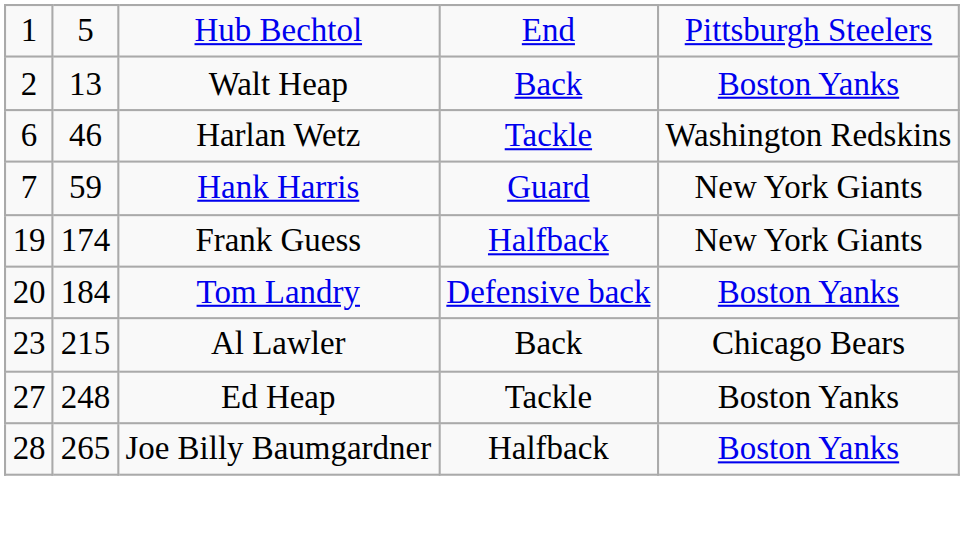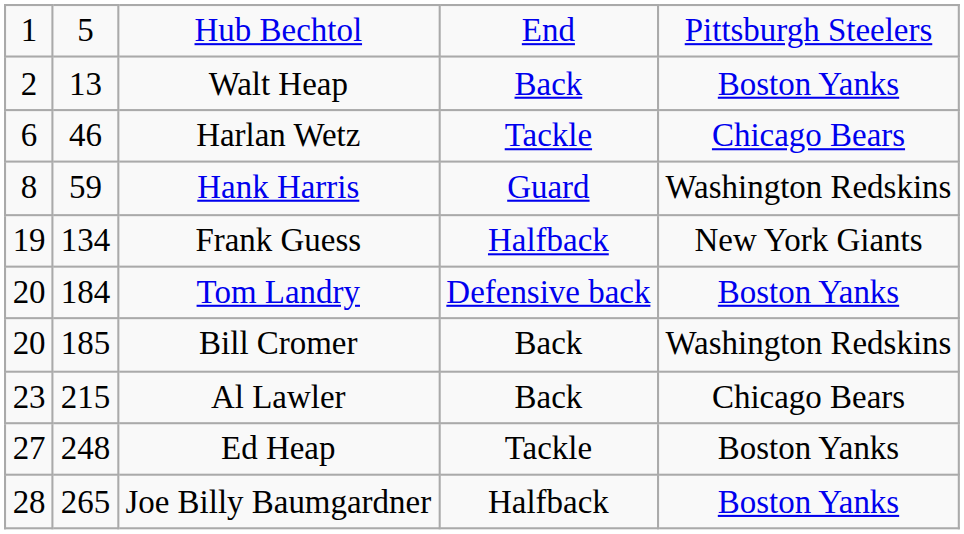(808, 135) Washington Redskins -> (808, 135) Chicago Bears
(29, 187) 7 -> (29, 187) 8
(808, 187) New York Giants -> (808, 187) Washington Redskins
(85, 239) 174 -> (85, 239) 134
+ row: (278, 344)
